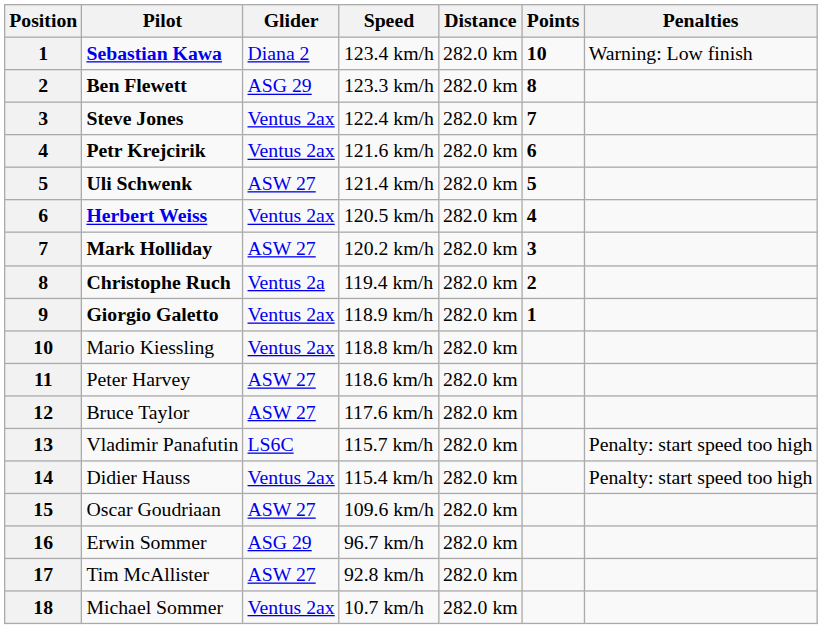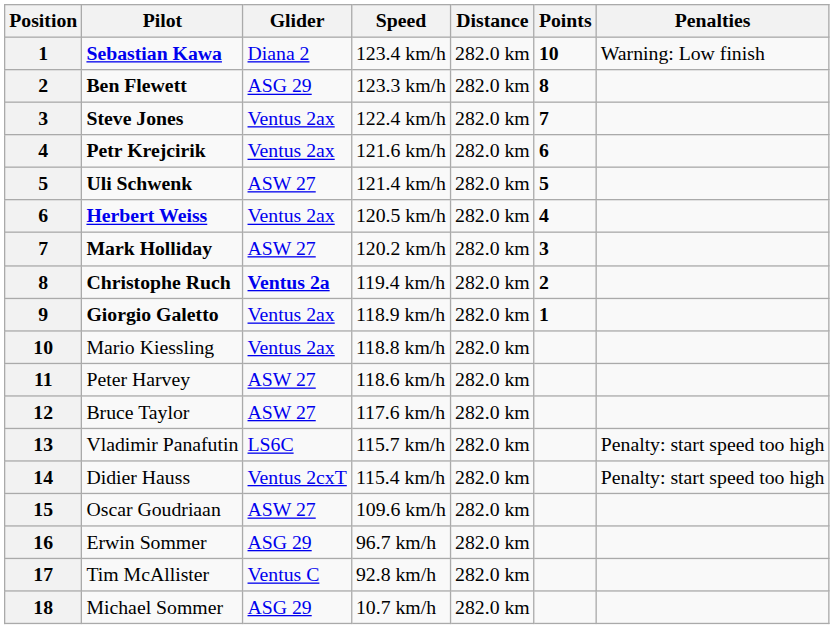(286, 281) normal -> (289, 281) bold
(291, 477) Ventus 2ax -> (297, 477) Ventus 2cxT
(282, 574) ASW 27 -> (283, 574) Ventus C
(291, 607) Ventus 2ax -> (280, 607) ASG 29
